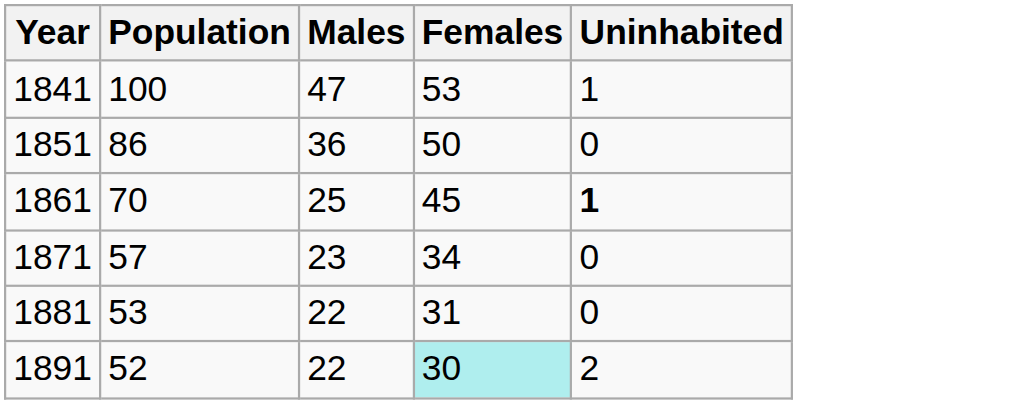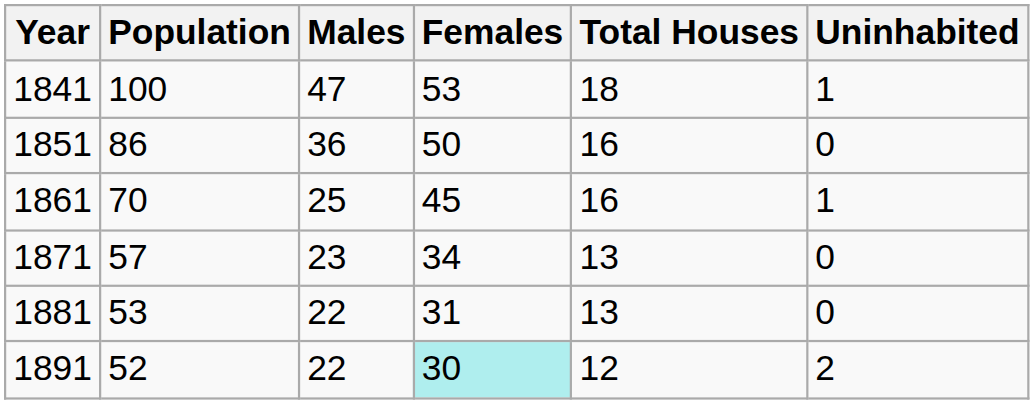+ column: (689, 32)
(589, 200) bold -> (825, 200) normal
